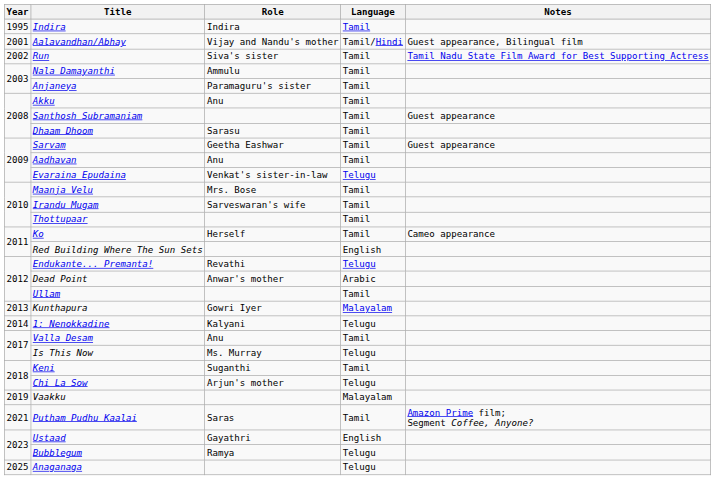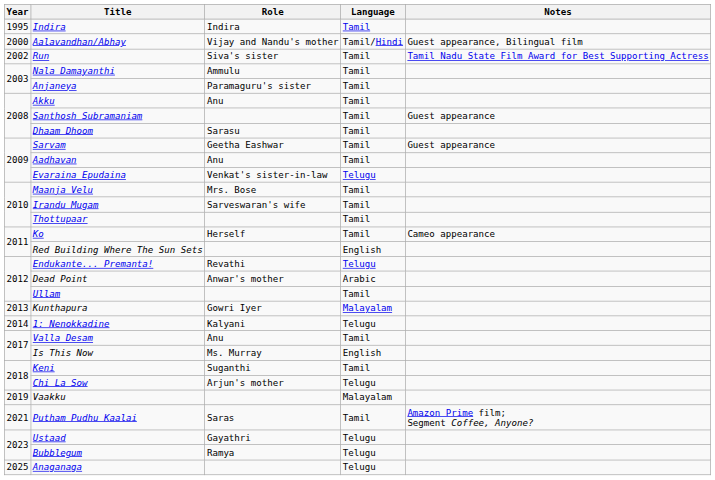(17, 41) 2001 -> (17, 41) 2000
(359, 353) Telugu -> (362, 353) English
(362, 438) English -> (359, 438) Telugu
